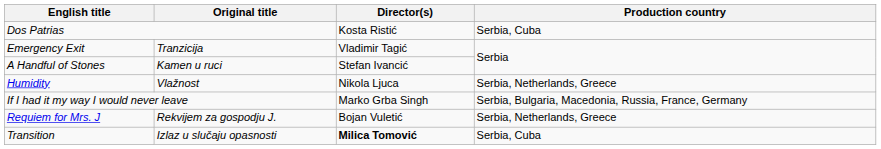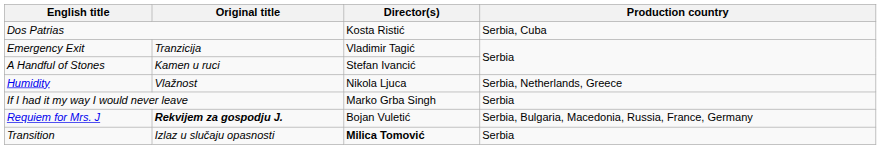(612, 100) Serbia, Bulgaria, Macedonia, Russia, France, Germany -> (498, 100) Serbia
(217, 118) normal -> (219, 118) bold
(547, 118) Serbia, Netherlands, Greece -> (618, 118) Serbia, Bulgaria, Macedonia, Russia, France, Germany
(509, 135) Serbia, Cuba -> (498, 135) Serbia
